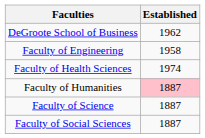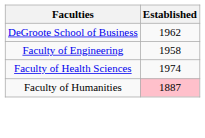- row: (73, 105)
- row: (73, 124)
